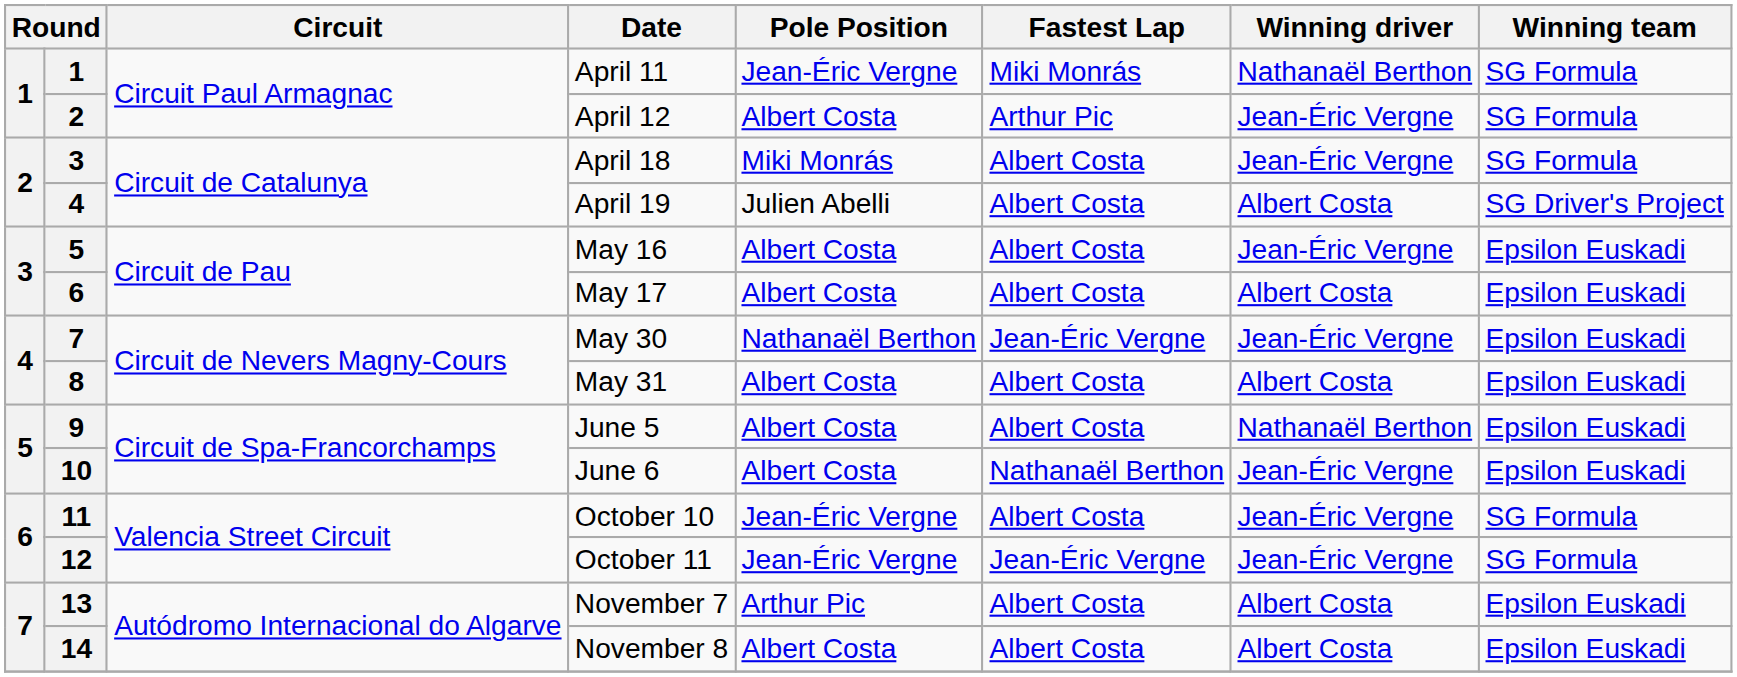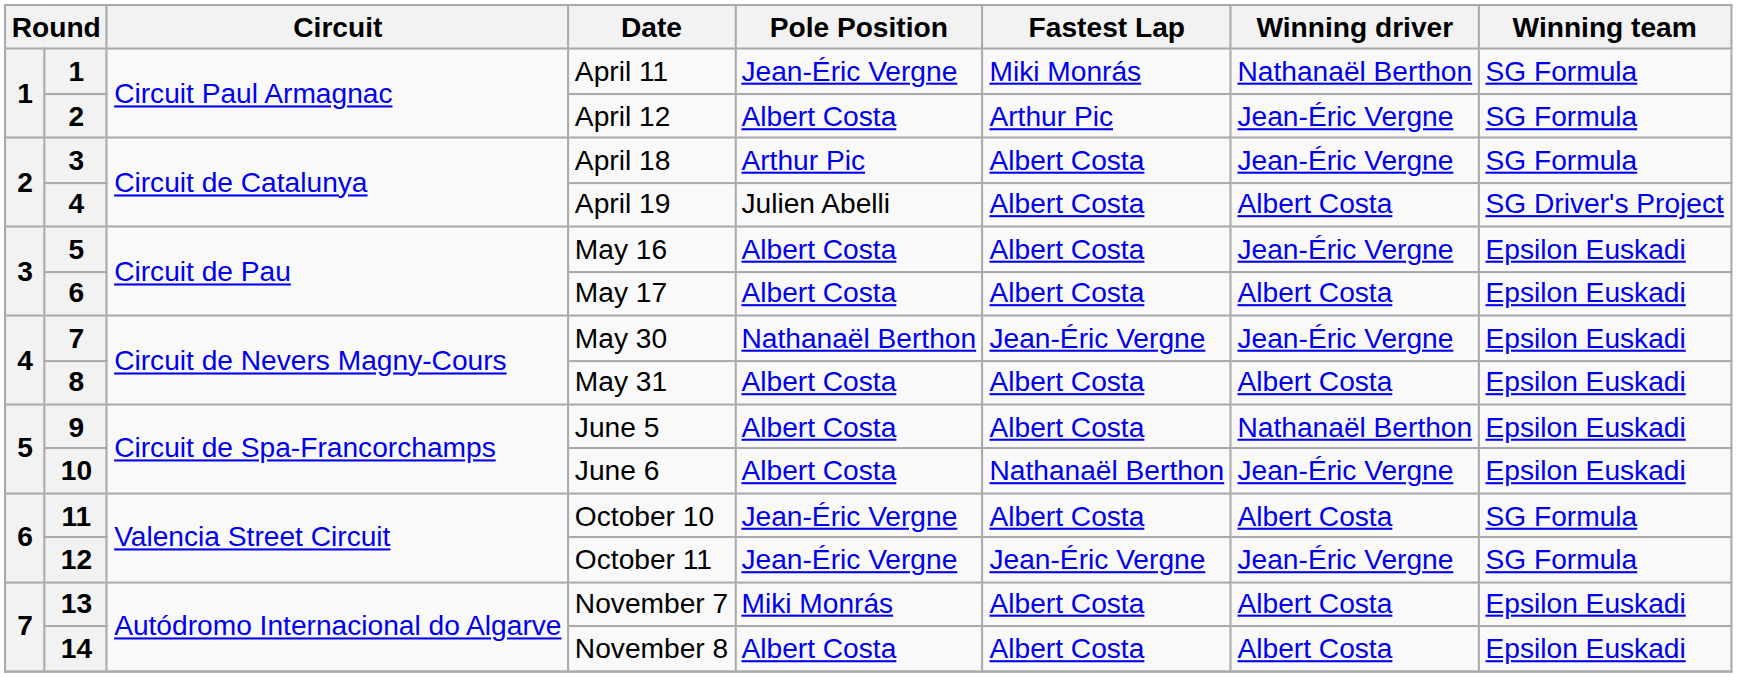(817, 160) Miki Monrás -> (803, 160) Arthur Pic
(1345, 515) Jean-Éric Vergne -> (1315, 515) Albert Costa
(803, 604) Arthur Pic -> (817, 604) Miki Monrás
